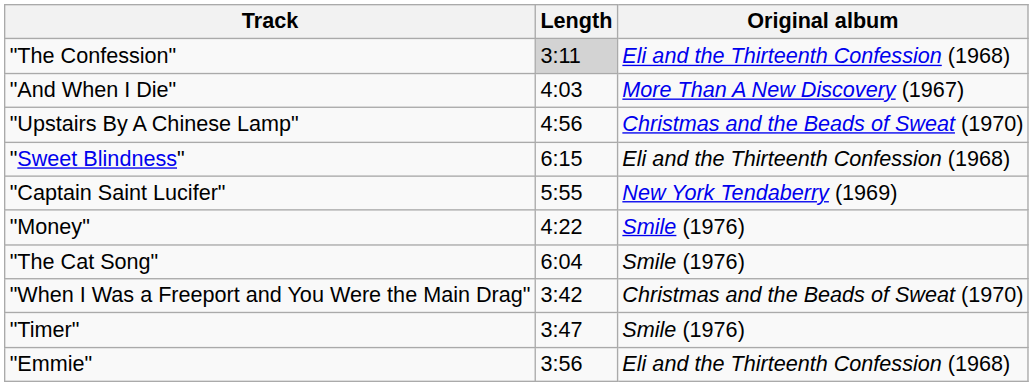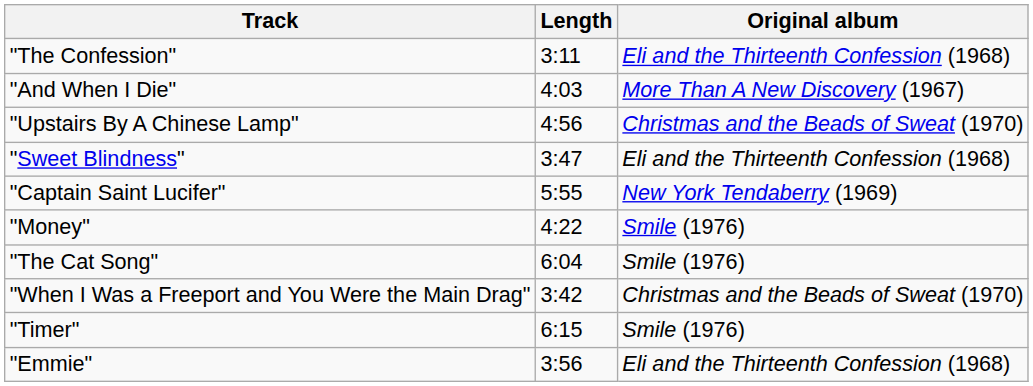(561, 55) lightgrey background -> (561, 55) no background
(561, 158) 6:15 -> (561, 158) 3:47
(561, 329) 3:47 -> (561, 329) 6:15
